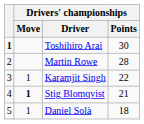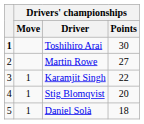(124, 61) 28 -> (124, 61) 27
(28, 94) bold -> (28, 94) normal
(124, 94) 21 -> (124, 94) 20
